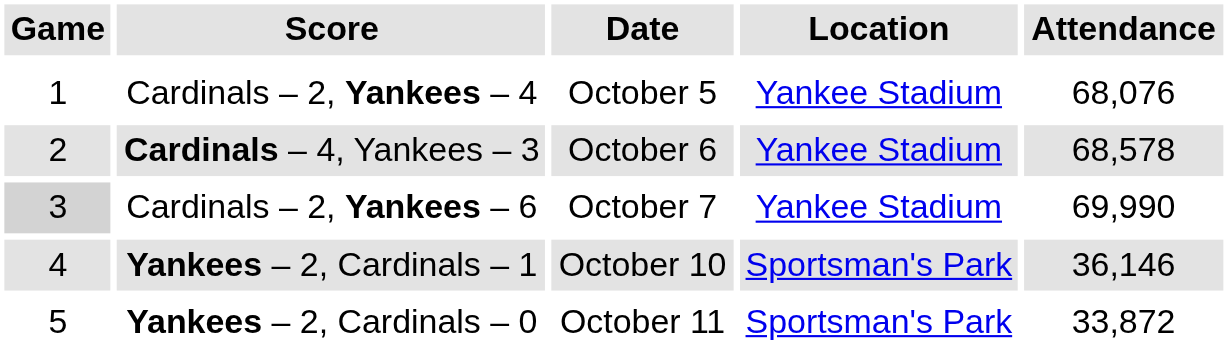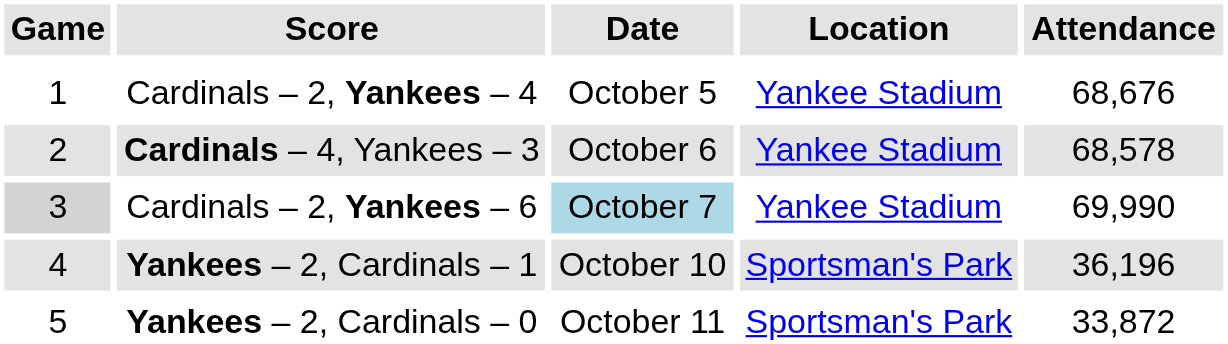(1124, 92) 68,076 -> (1124, 92) 68,676
(643, 207) no background -> (643, 207) lightblue background
(1124, 264) 36,146 -> (1124, 264) 36,196
